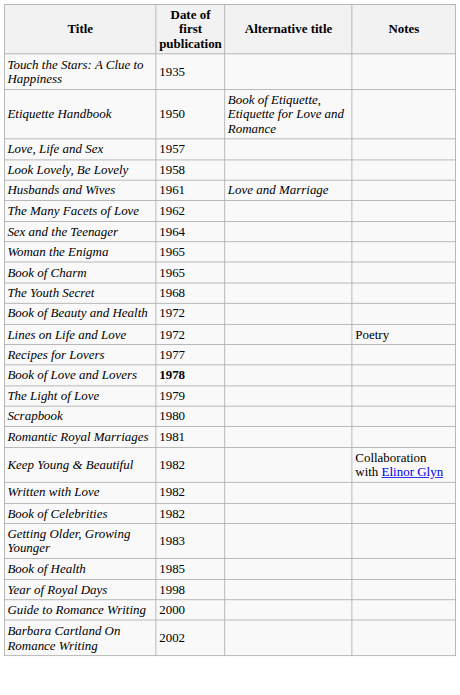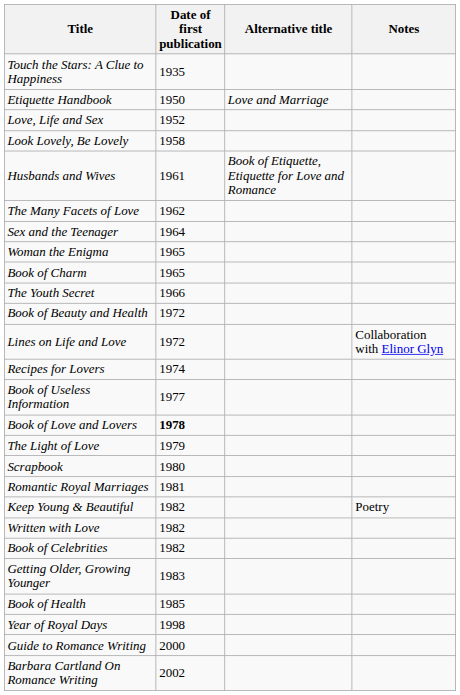(286, 114) Book of Etiquette, Etiquette for Love and Romance -> (278, 99) Love and Marriage
(172, 149) 1957 -> (172, 120) 1952
(278, 190) Love and Marriage -> (286, 175) Book of Etiquette, Etiquette for Love and Romance
(172, 293) 1968 -> (172, 293) 1966
(372, 334) Poetry -> (399, 341) Collaboration with Elinor Glyn
(172, 354) 1977 -> (172, 369) 1974
+ row: (49, 397)
(399, 464) Collaboration with Elinor Glyn -> (372, 507) Poetry
